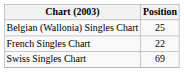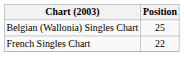- row: (46, 59)
